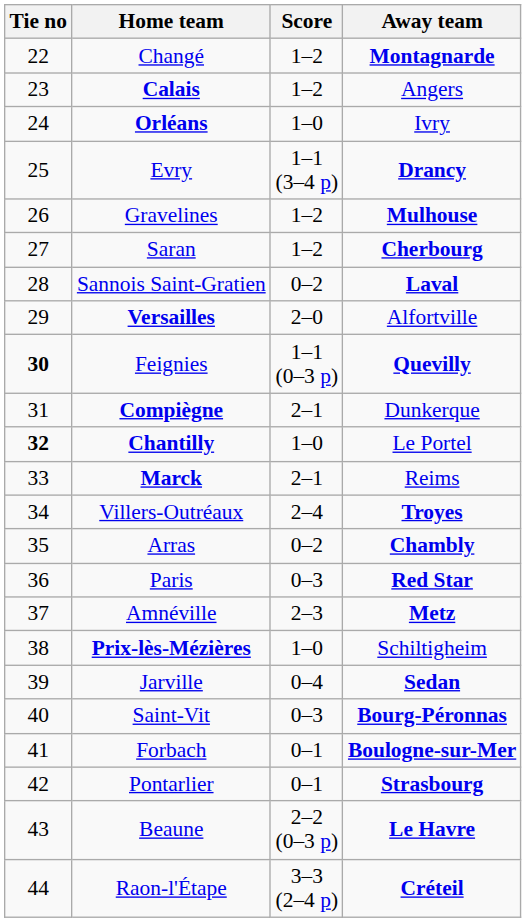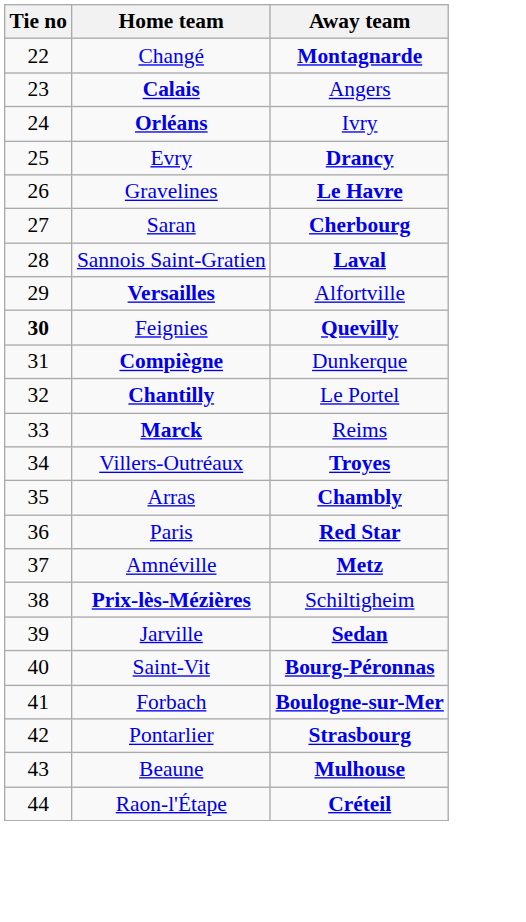- column: (307, 21)
(432, 215) Mulhouse -> (360, 191) Le Havre
(38, 443) bold -> (38, 395) normal
(432, 829) Le Havre -> (360, 769) Mulhouse
